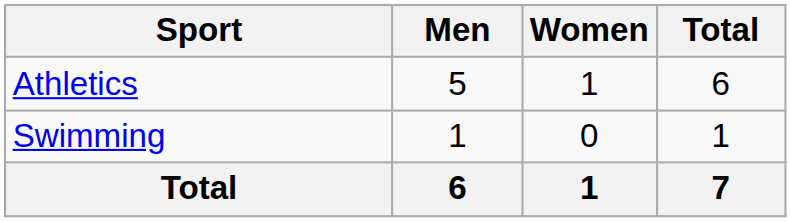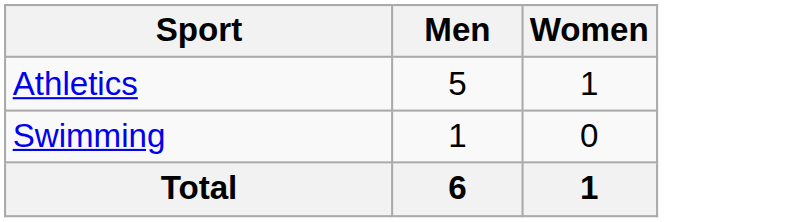- column: (721, 30)
